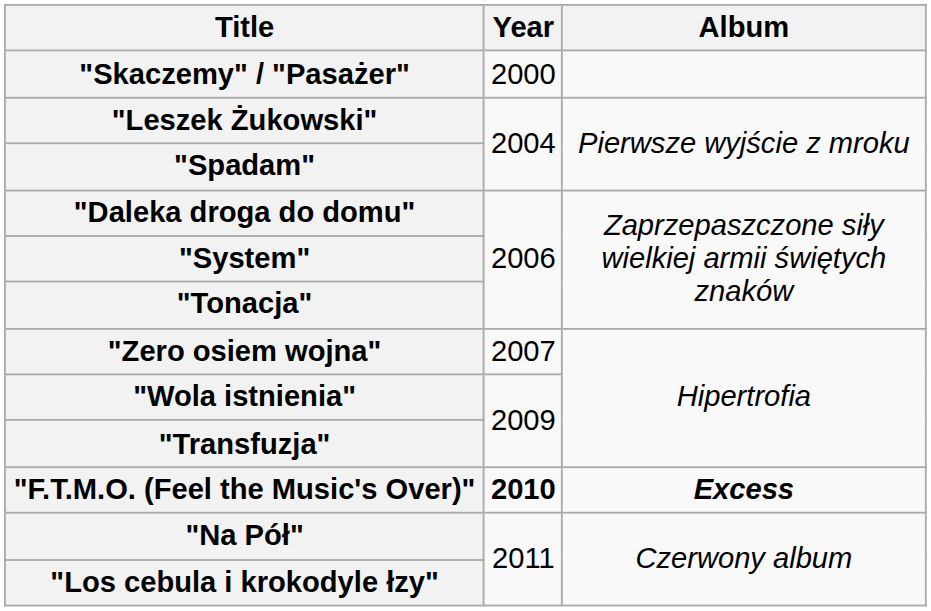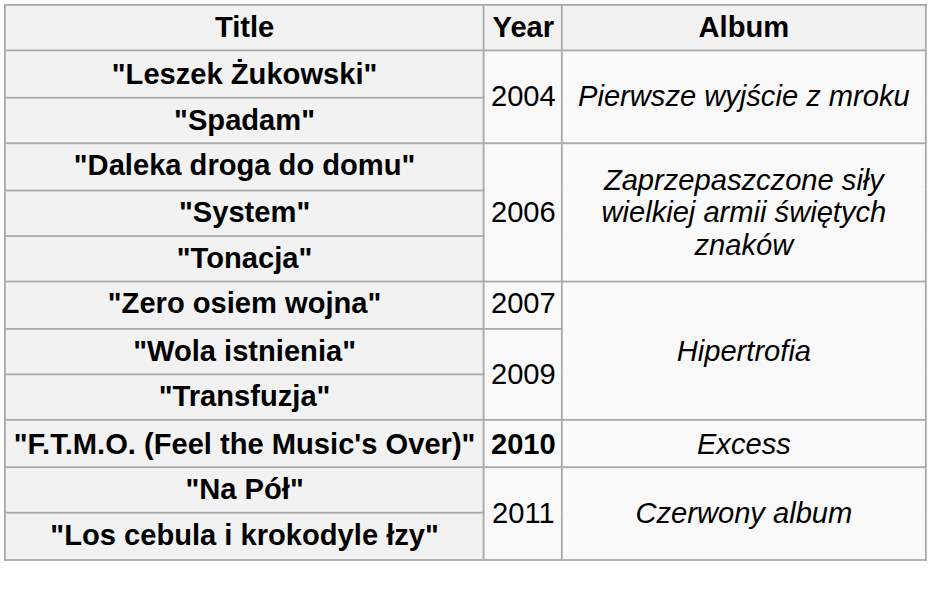- row: (245, 73)
(744, 489) bold -> (744, 443) normal
